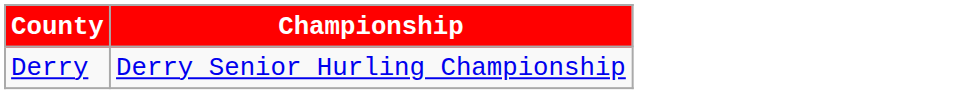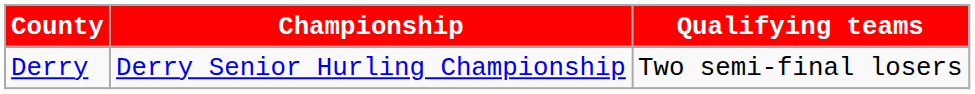+ column: (800, 26)
